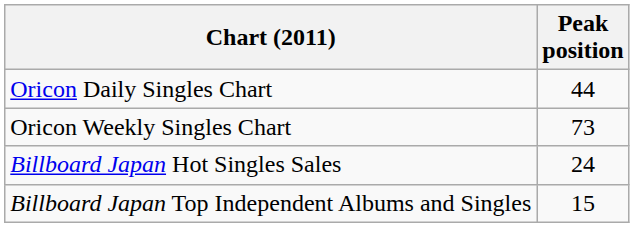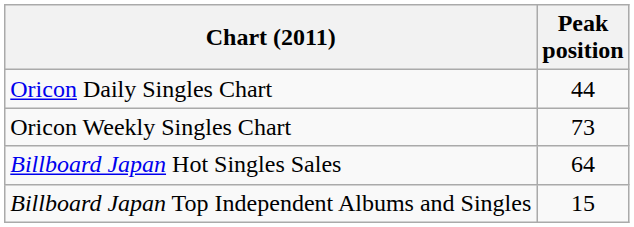(583, 164) 24 -> (583, 164) 64
